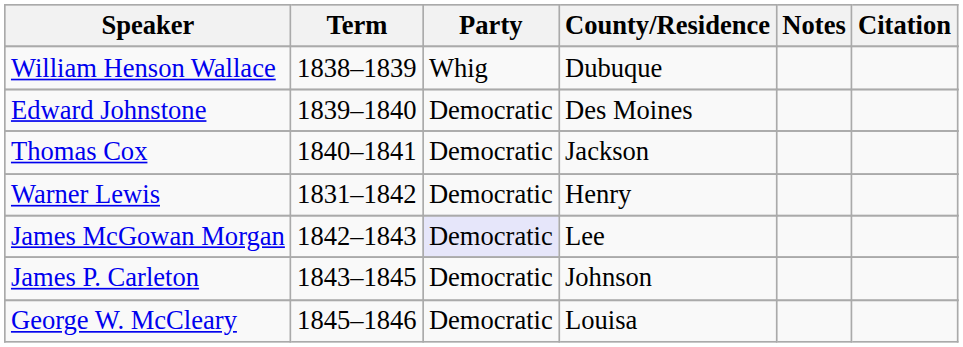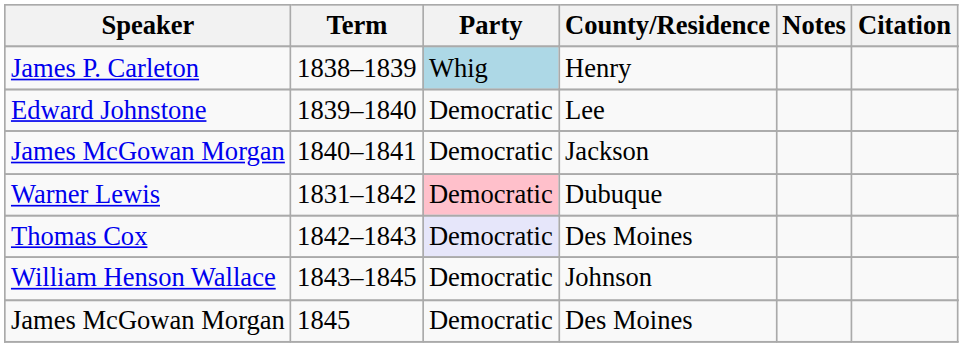(143, 67) William Henson Wallace -> (105, 67) James P. Carleton
(458, 67) no background -> (458, 67) lightblue background
(614, 67) Dubuque -> (598, 67) Henry
(629, 109) Des Moines -> (585, 109) Lee
(79, 151) Thomas Cox -> (148, 151) James McGowan Morgan
(491, 194) no background -> (491, 194) pink background
(598, 194) Henry -> (614, 194) Dubuque
(148, 236) James McGowan Morgan -> (79, 236) Thomas Cox
(585, 236) Lee -> (629, 236) Des Moines
(105, 278) James P. Carleton -> (143, 278) William Henson Wallace
+ row: (324, 320)
- row: (357, 320)
